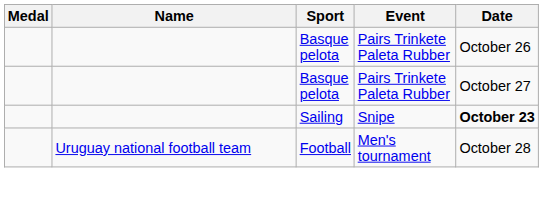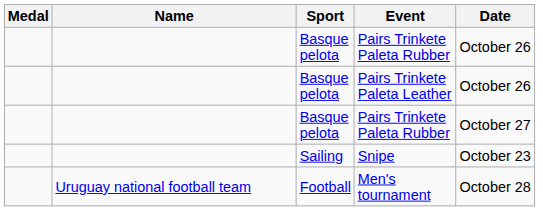+ row: (324, 86)
(497, 117) bold -> (495, 156) normal
